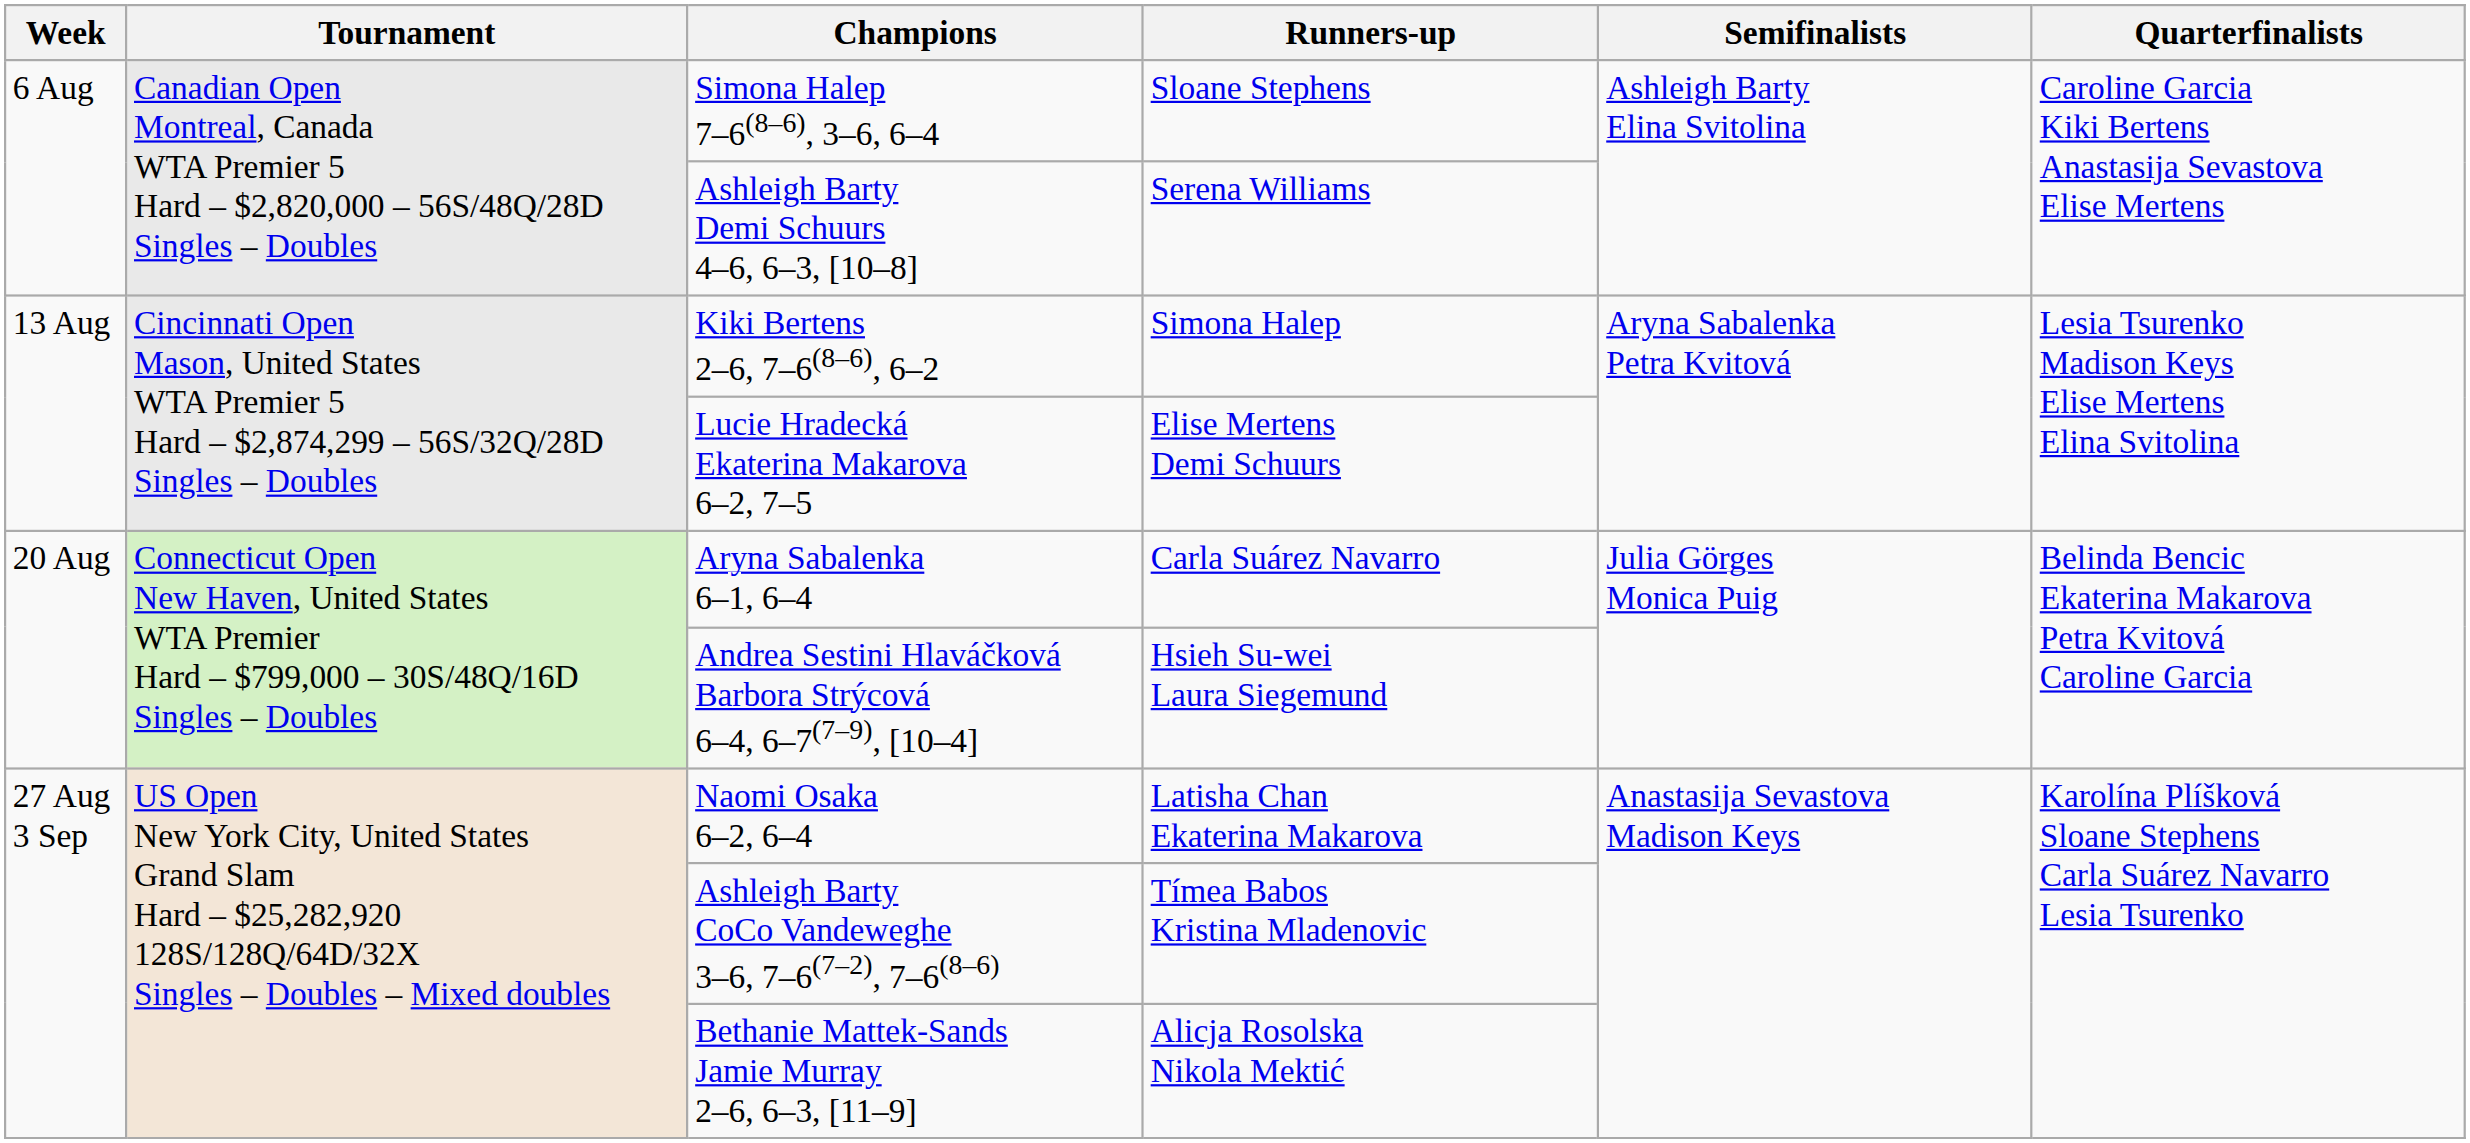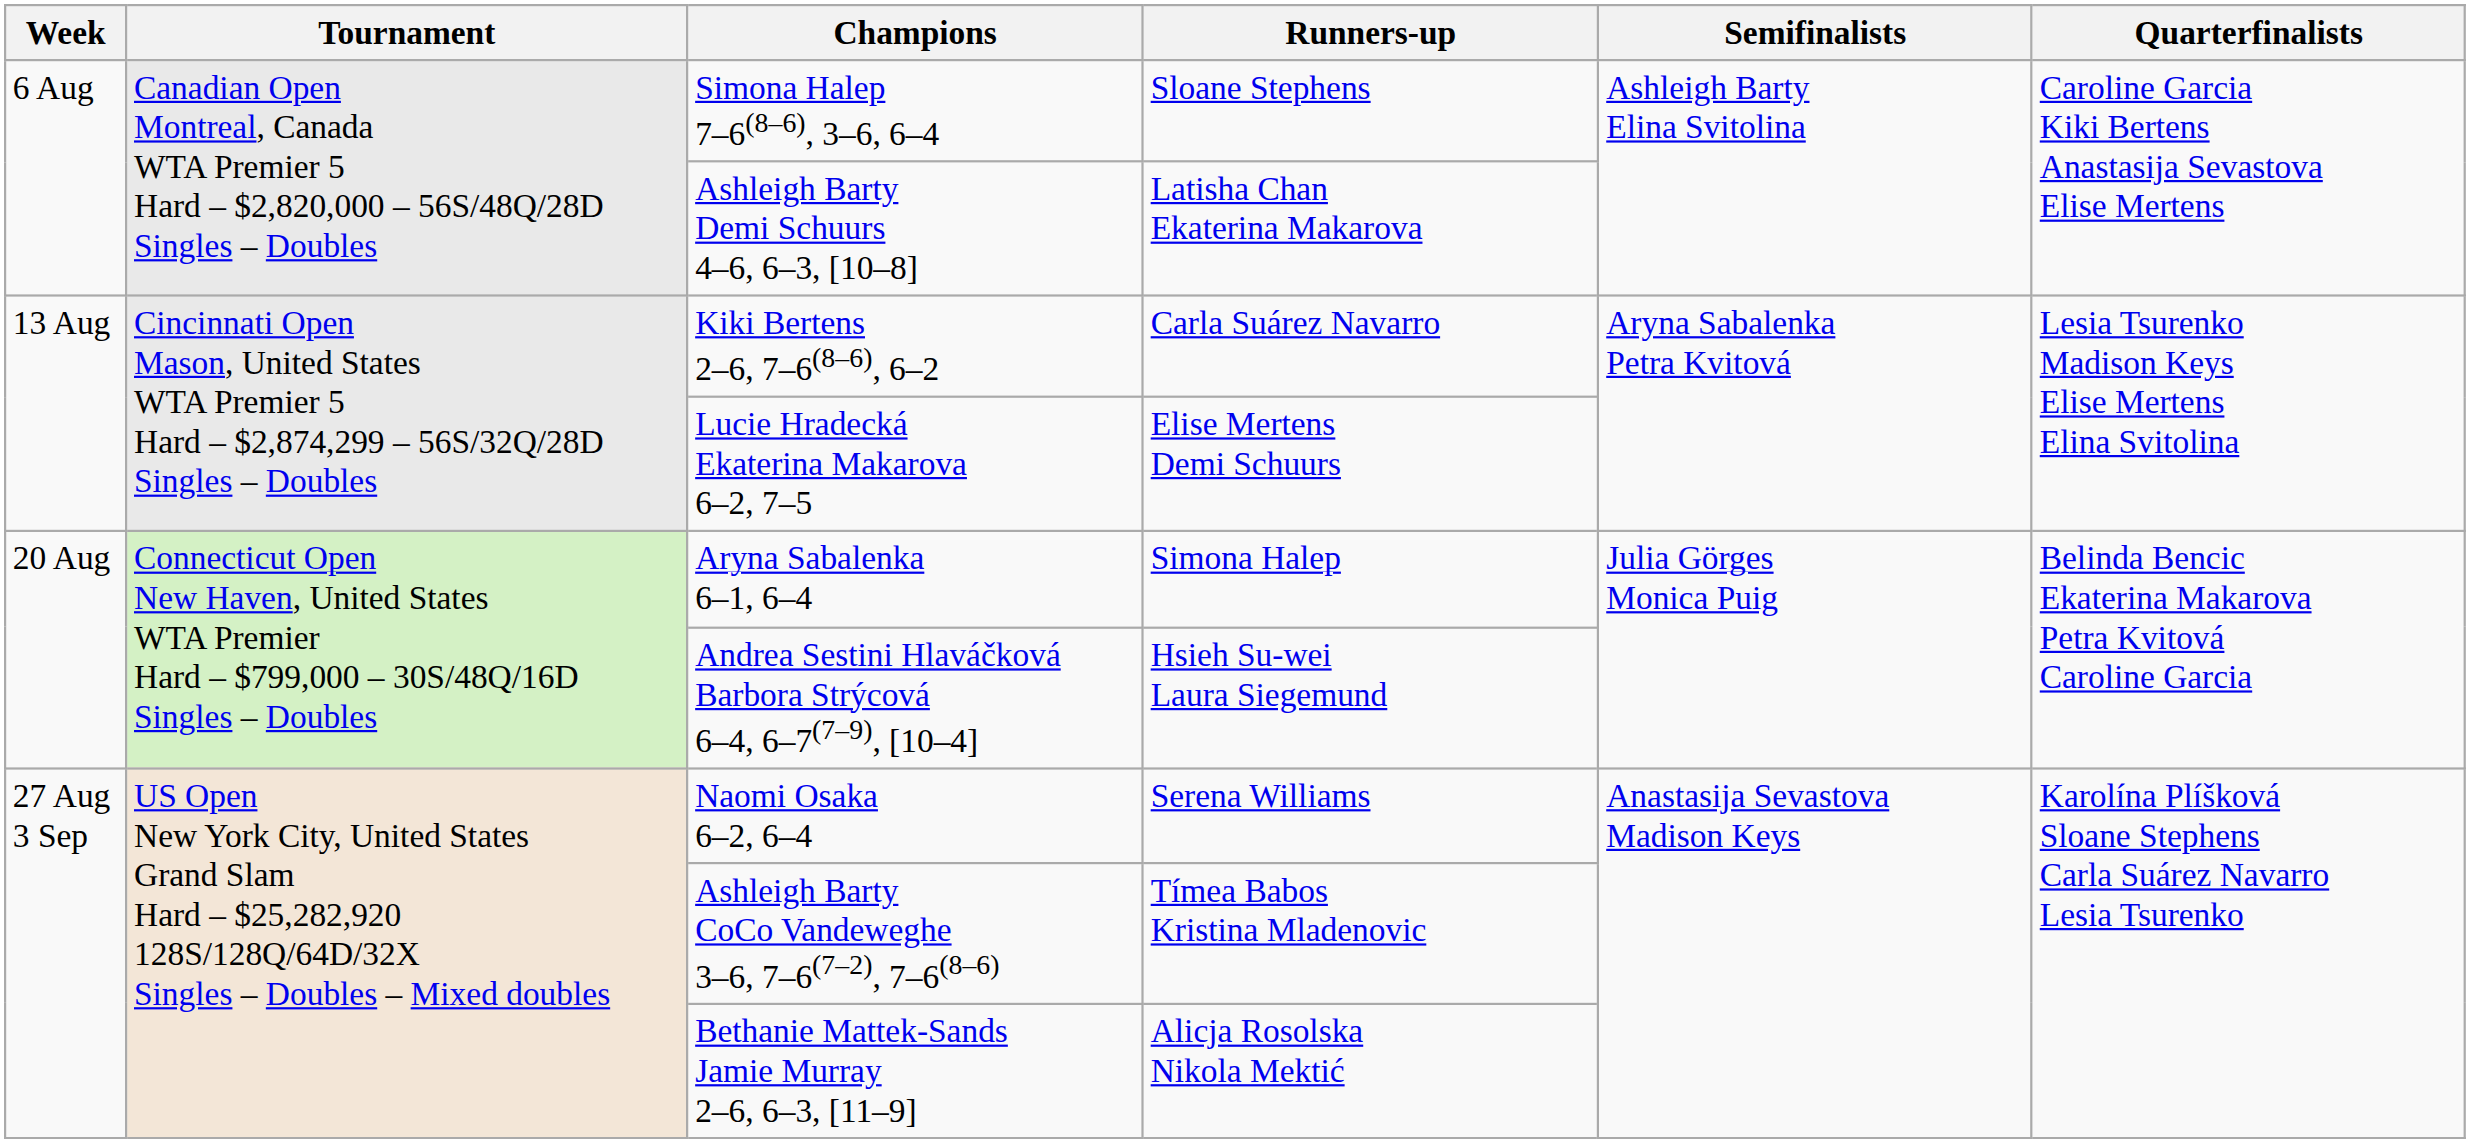(1261, 188) Serena Williams -> (1287, 208) Latisha Chan Ekaterina Makarova
(1246, 323) Simona Halep -> (1295, 323) Carla Suárez Navarro
(1295, 559) Carla Suárez Navarro -> (1246, 559) Simona Halep
(1287, 814) Latisha Chan Ekaterina Makarova -> (1261, 794) Serena Williams
